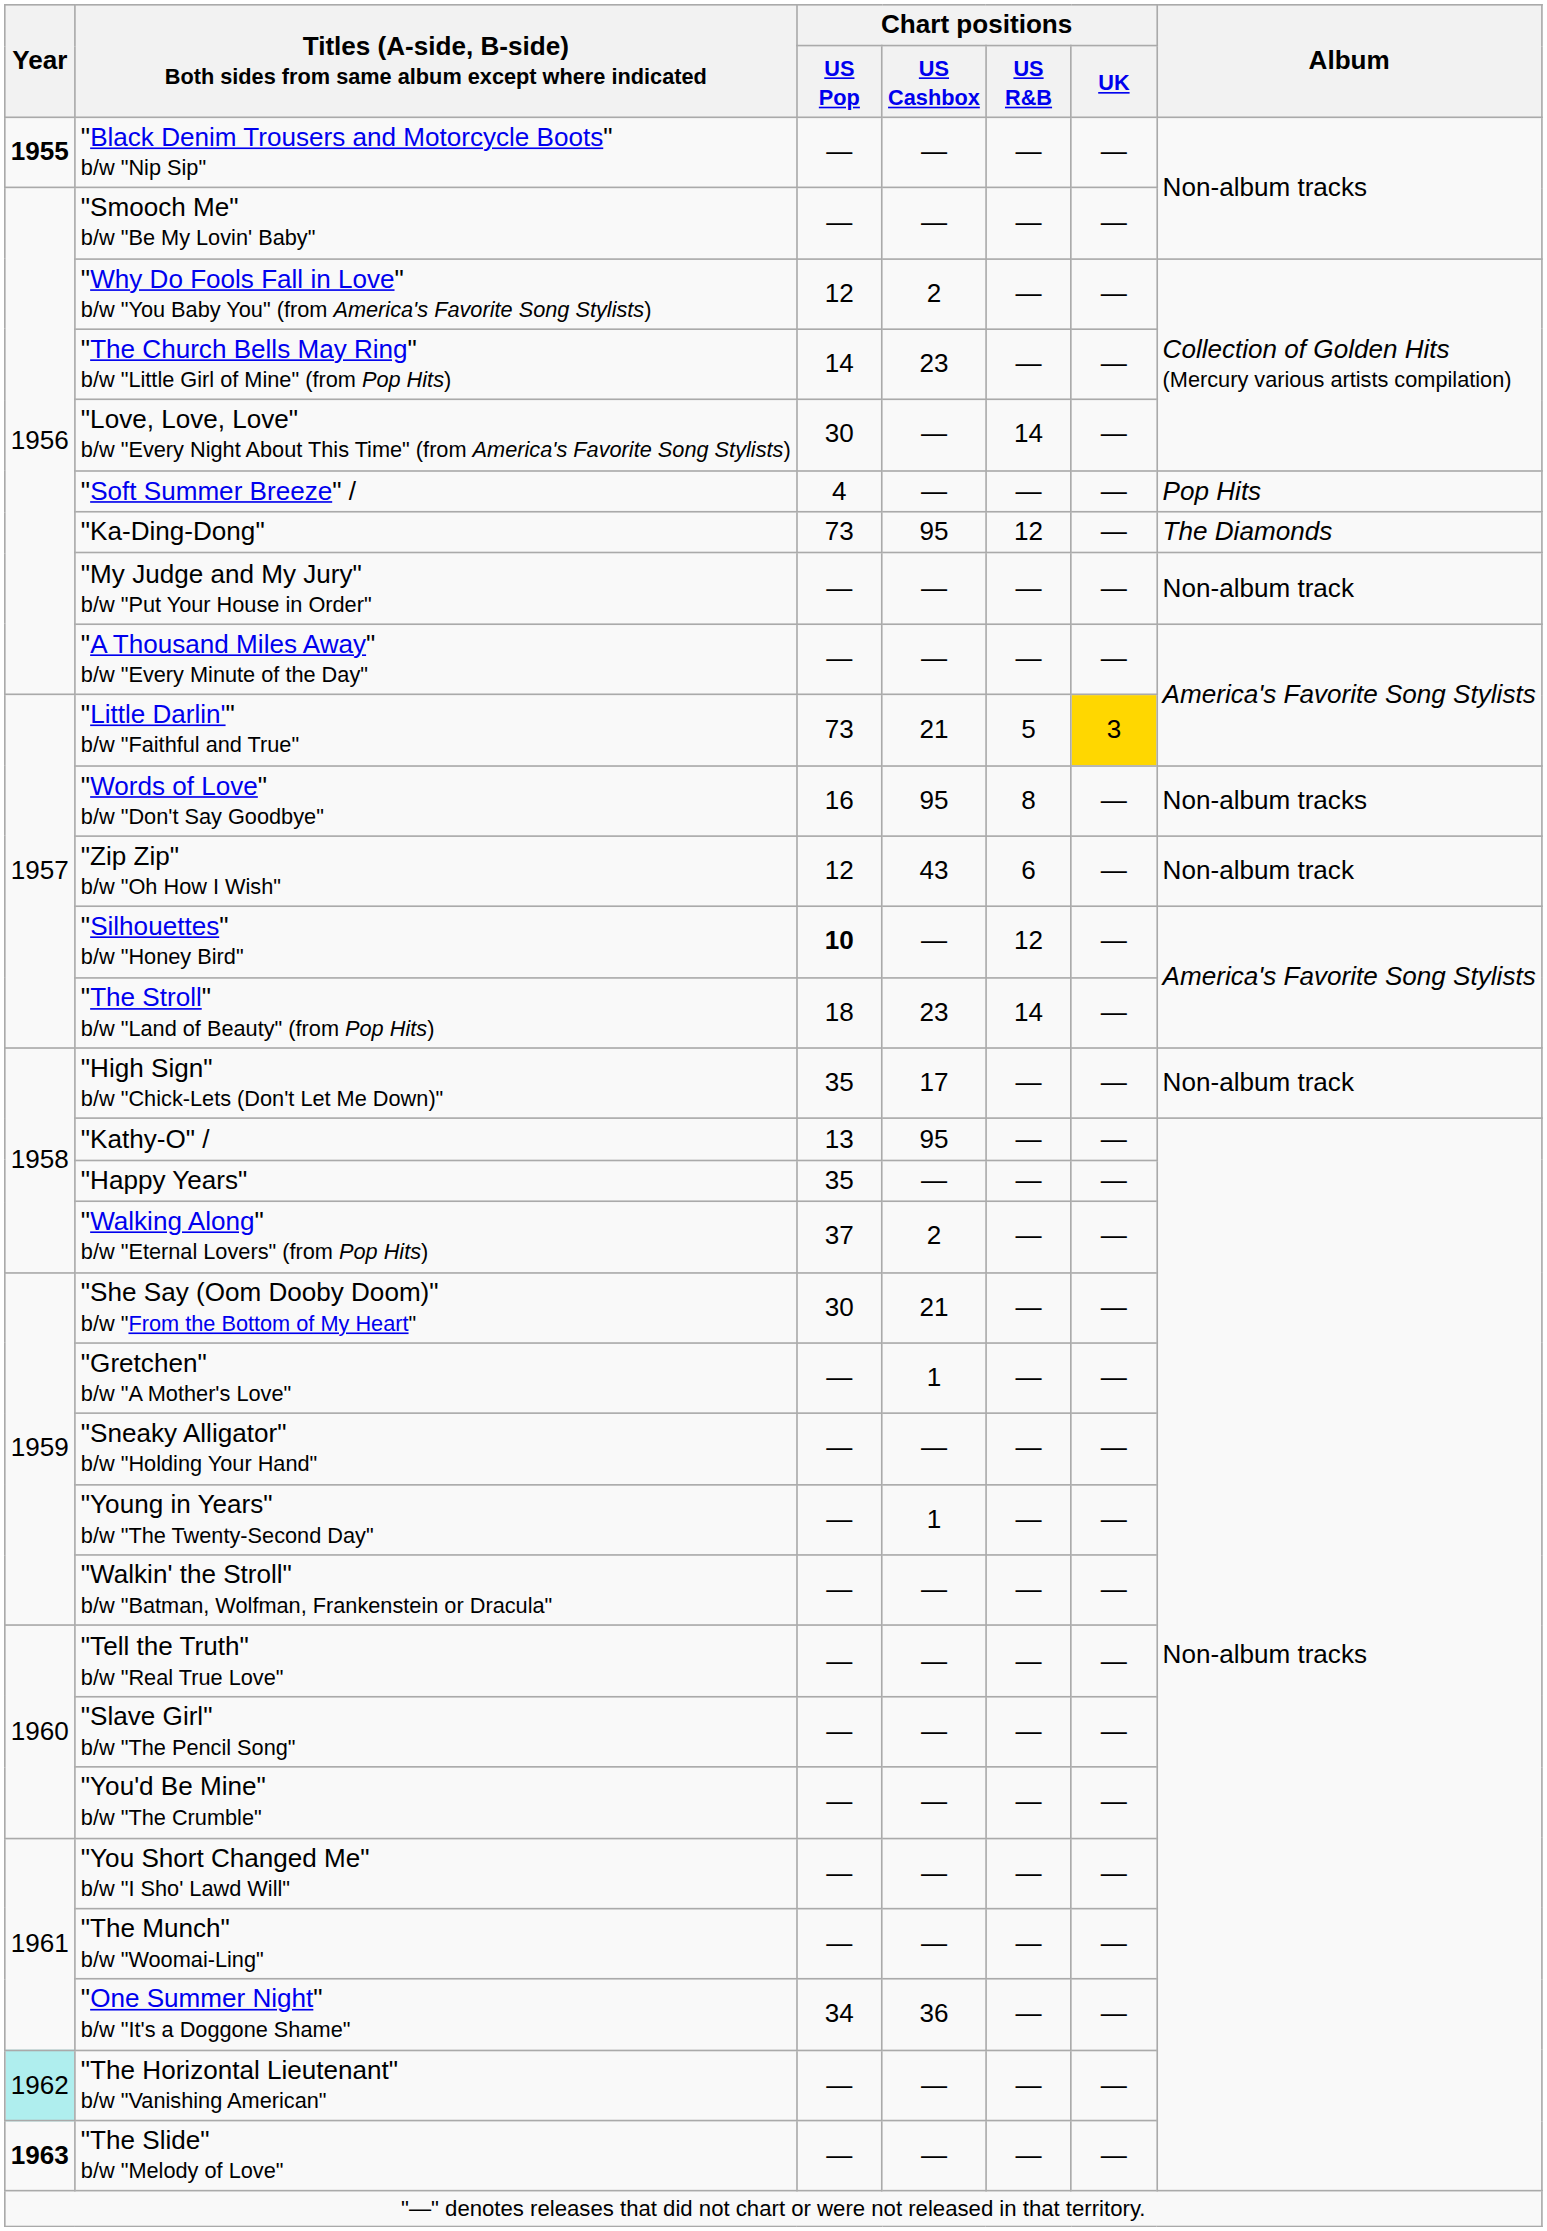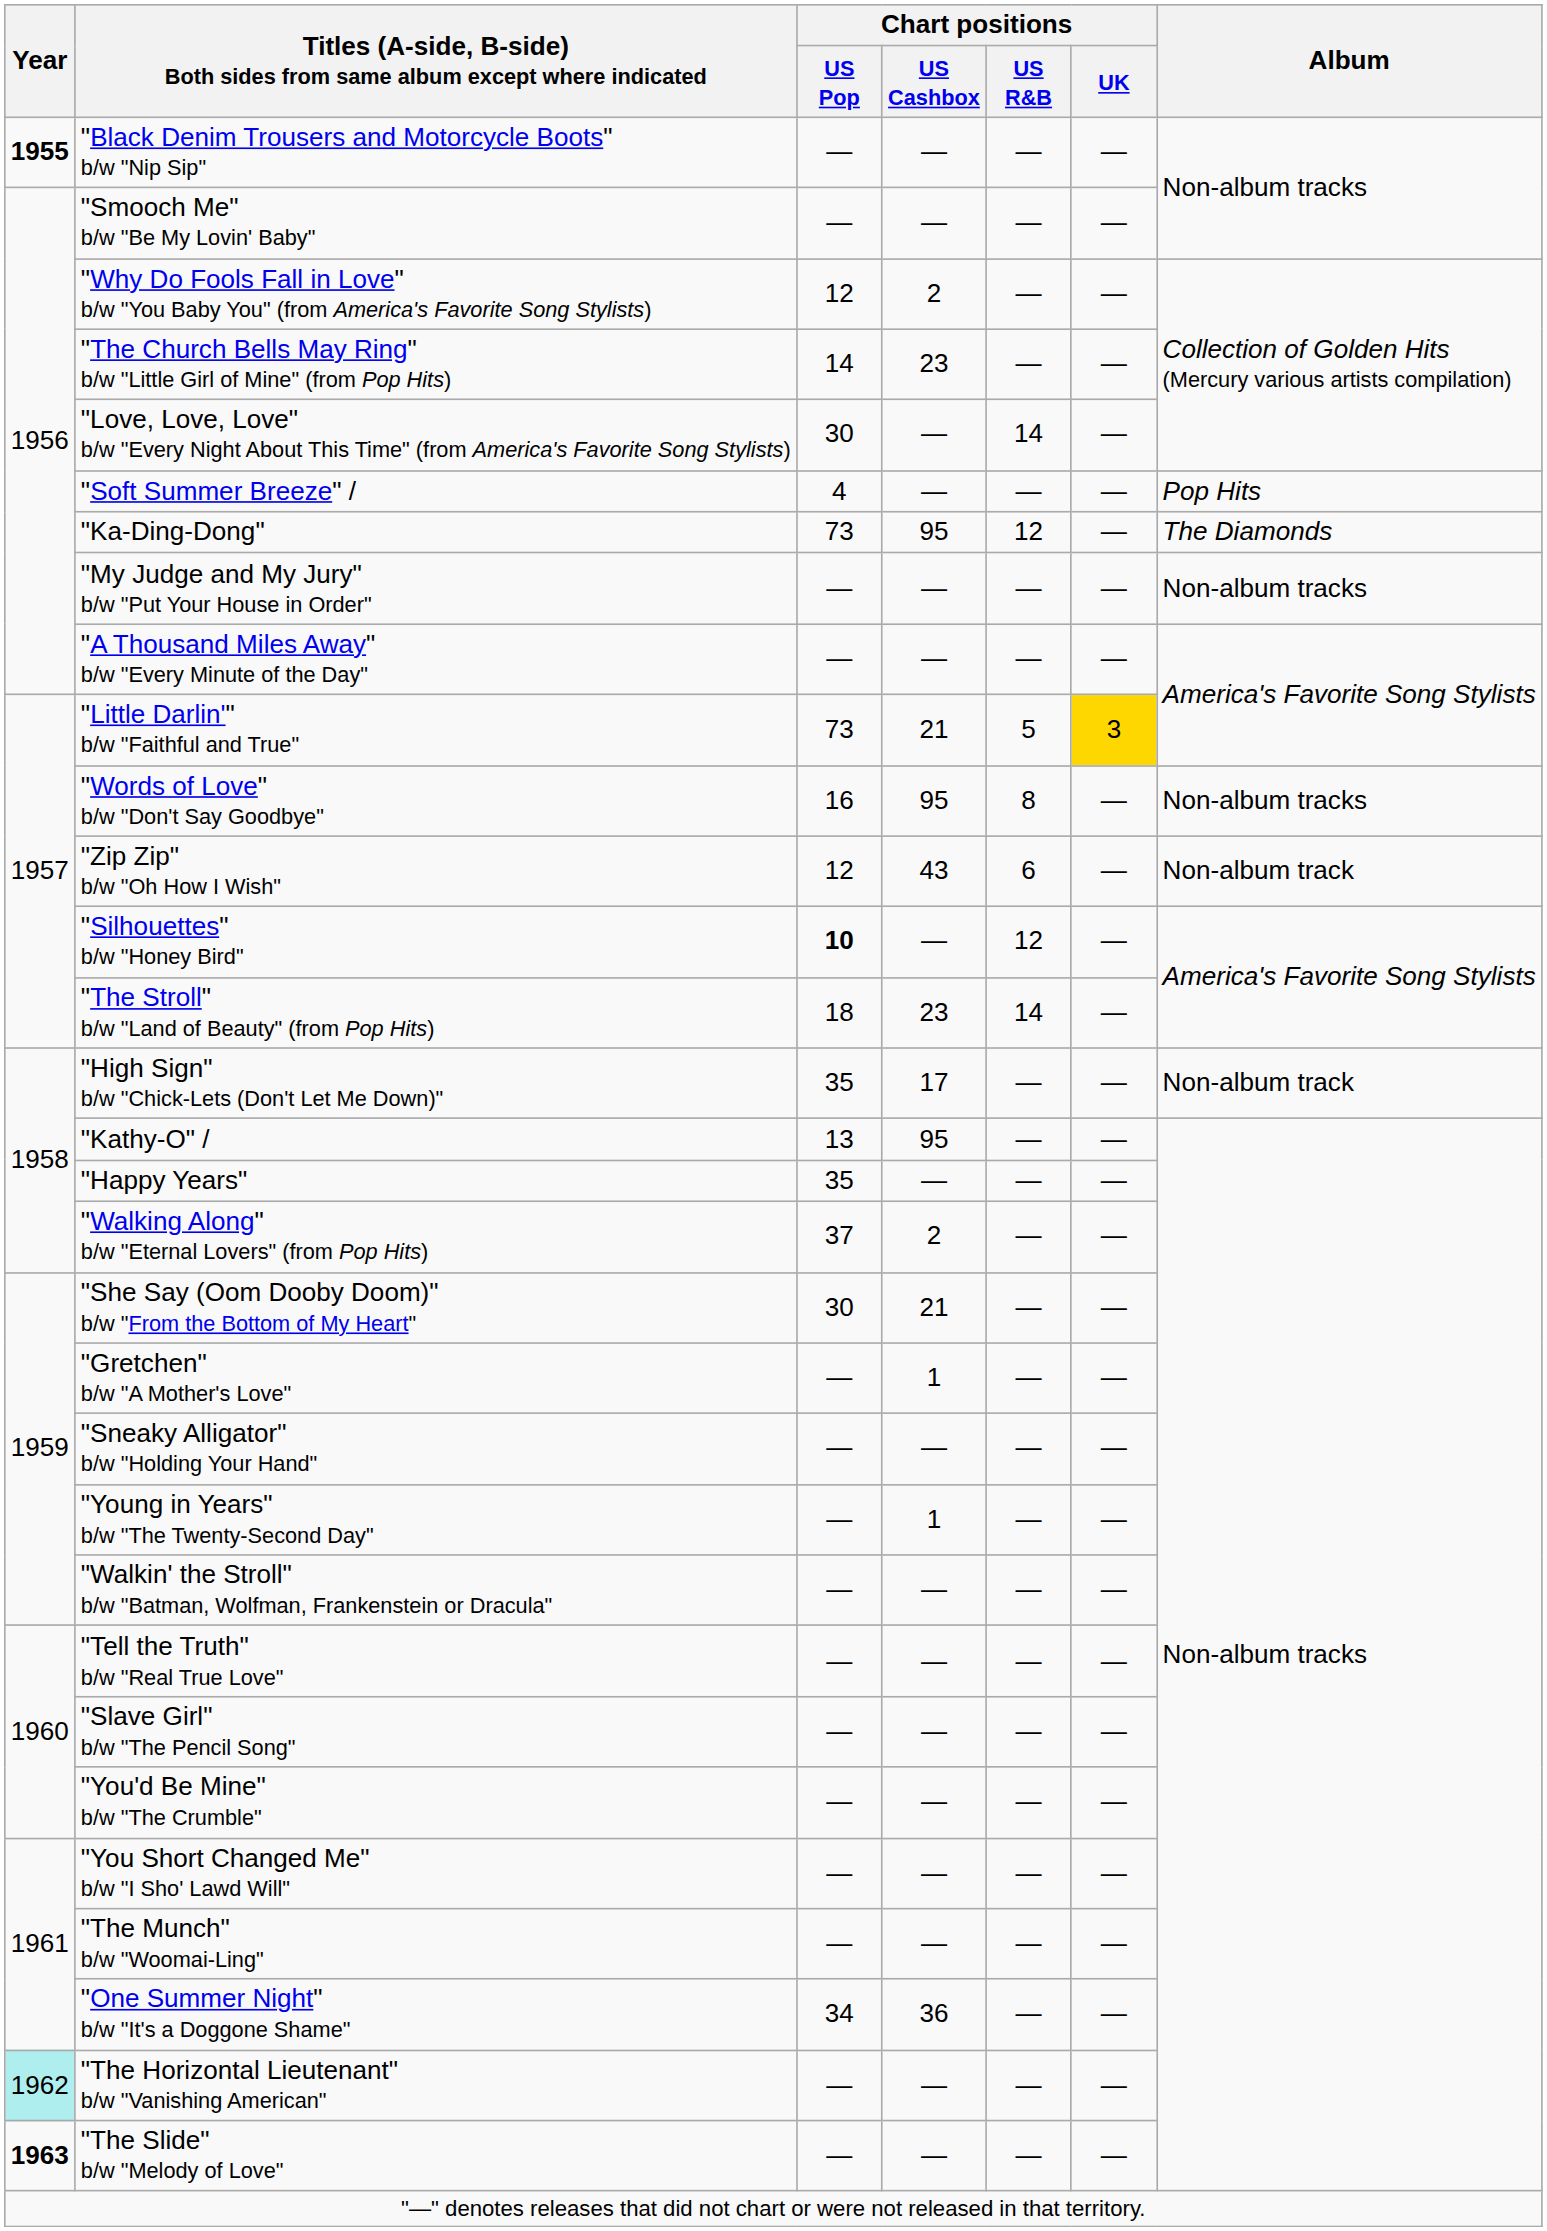(1258, 588) Non-album track -> (1265, 588) Non-album tracks
